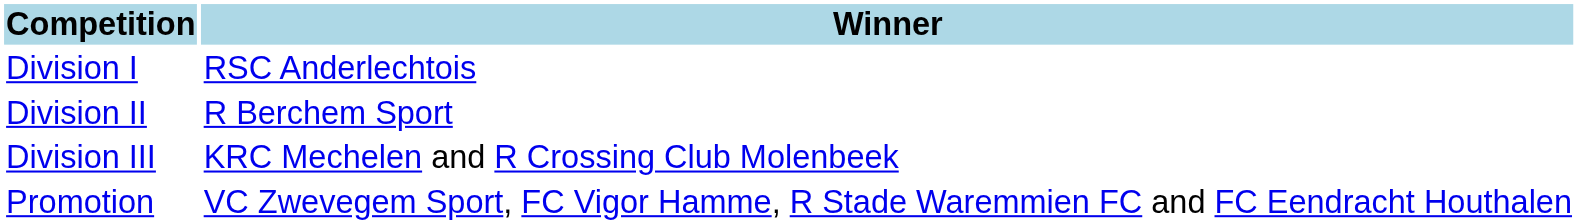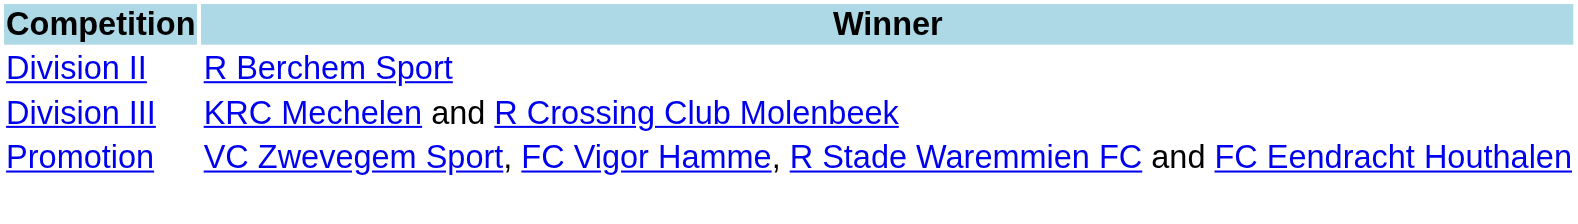- row: (72, 68)
